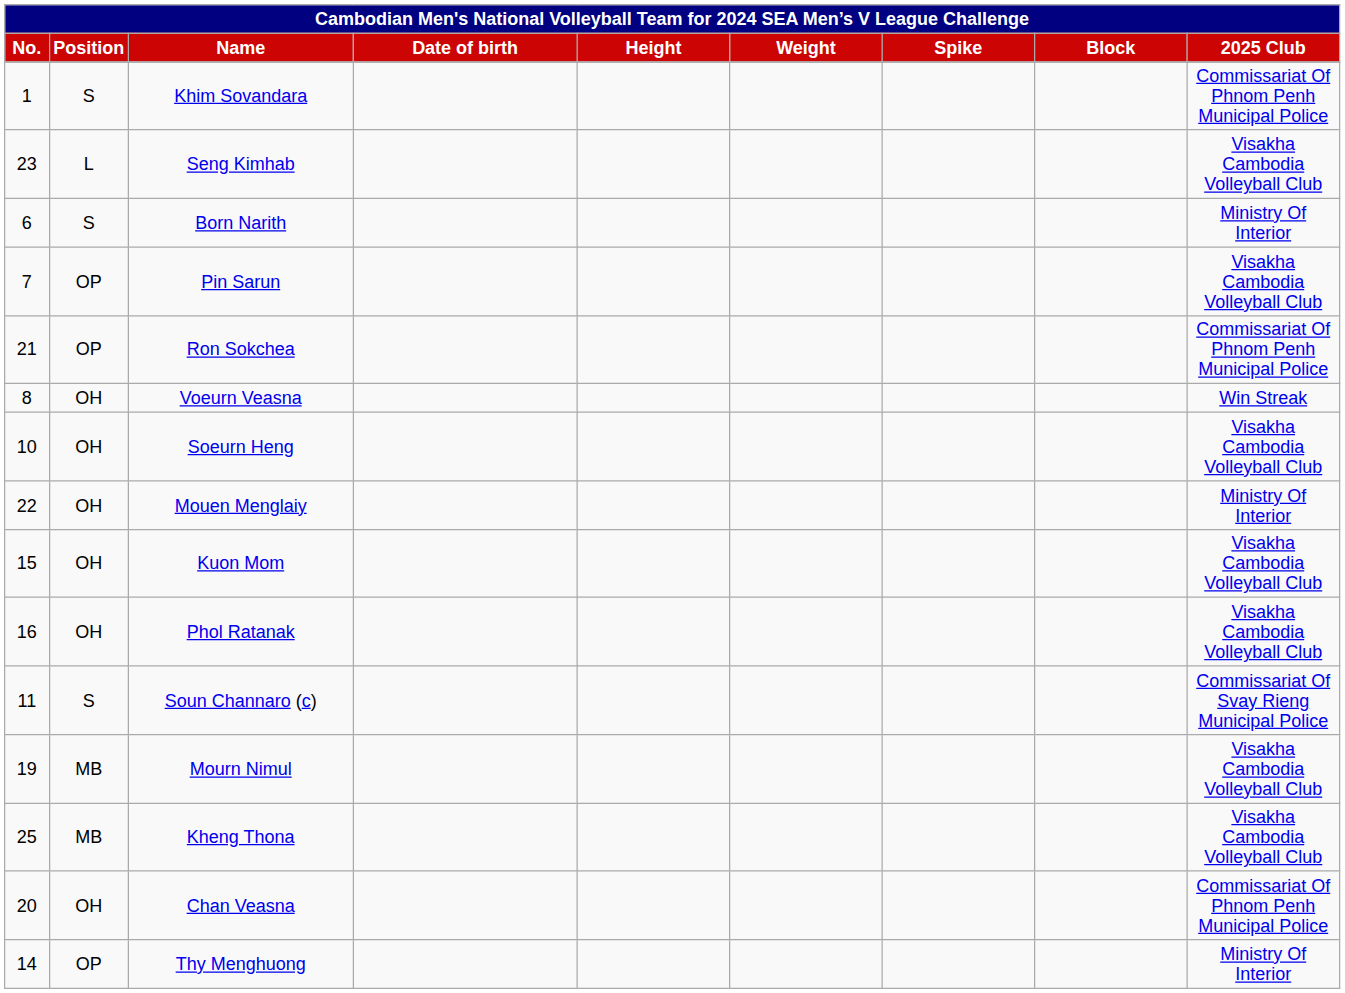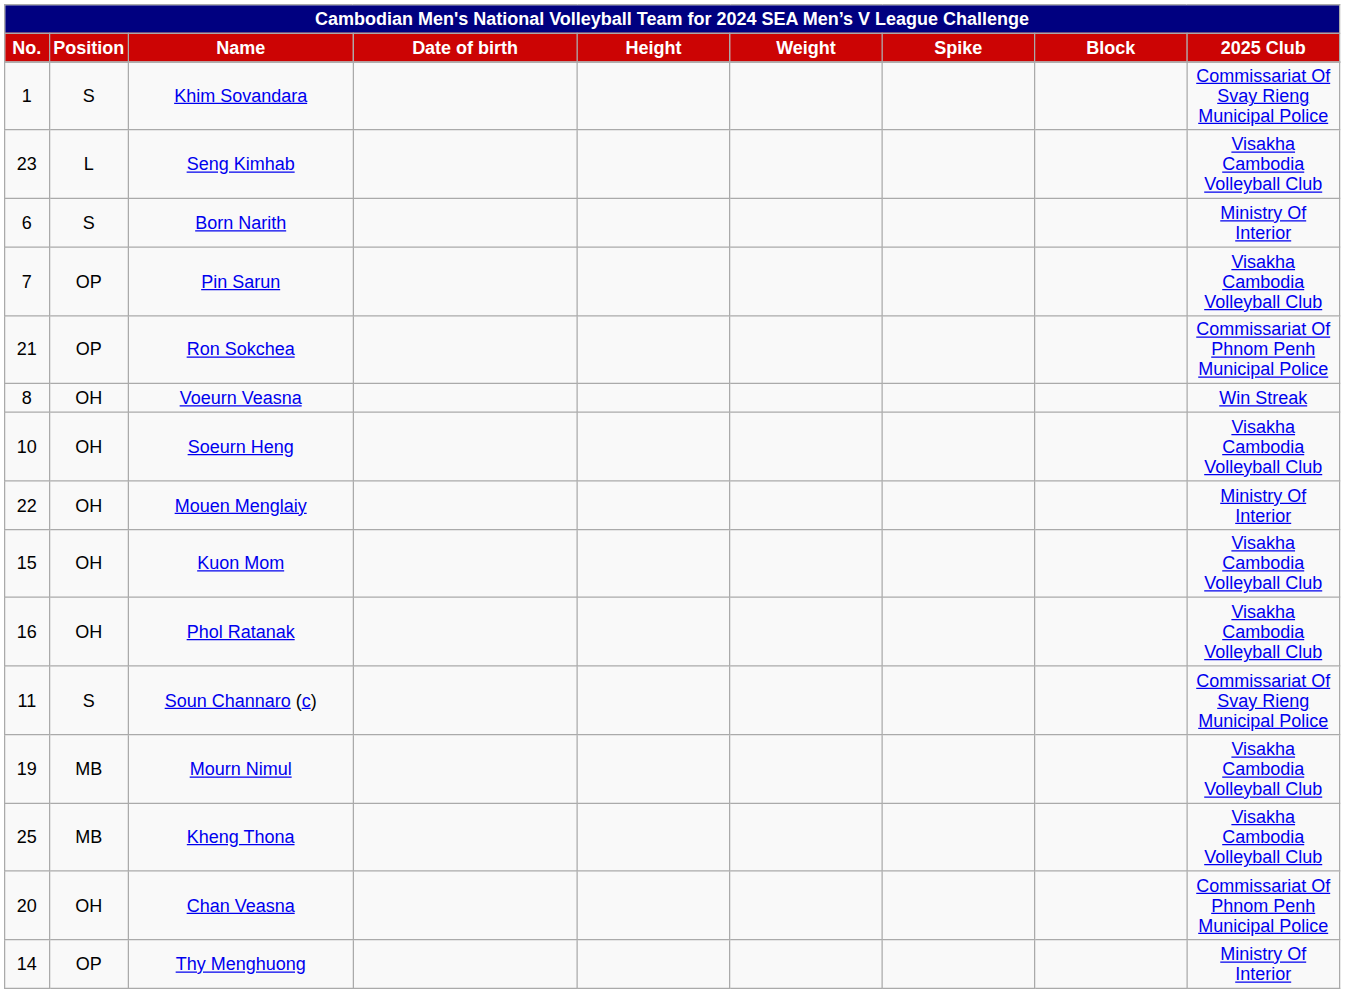(1263, 96) Commissariat Of Phnom Penh Municipal Police -> (1263, 96) Commissariat Of Svay Rieng Municipal Police
